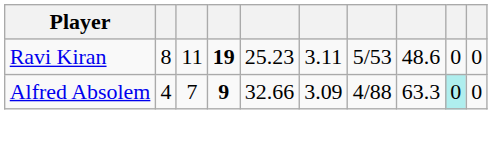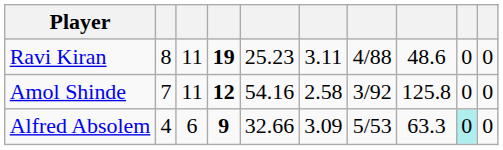(372, 56) 5/53 -> (372, 56) 4/88
+ row: (68, 91)
(192, 91) 7 -> (192, 126) 6
(372, 91) 4/88 -> (372, 126) 5/53
